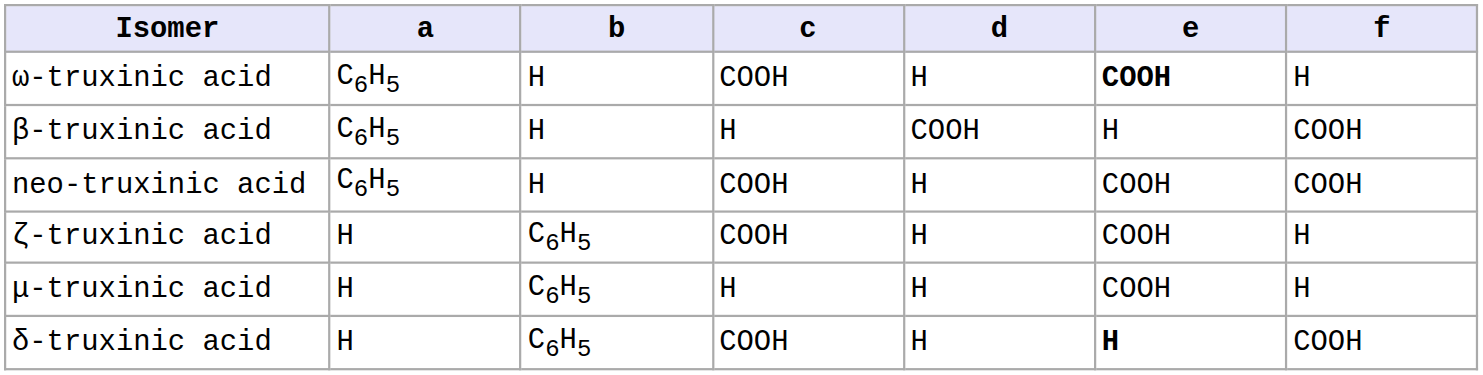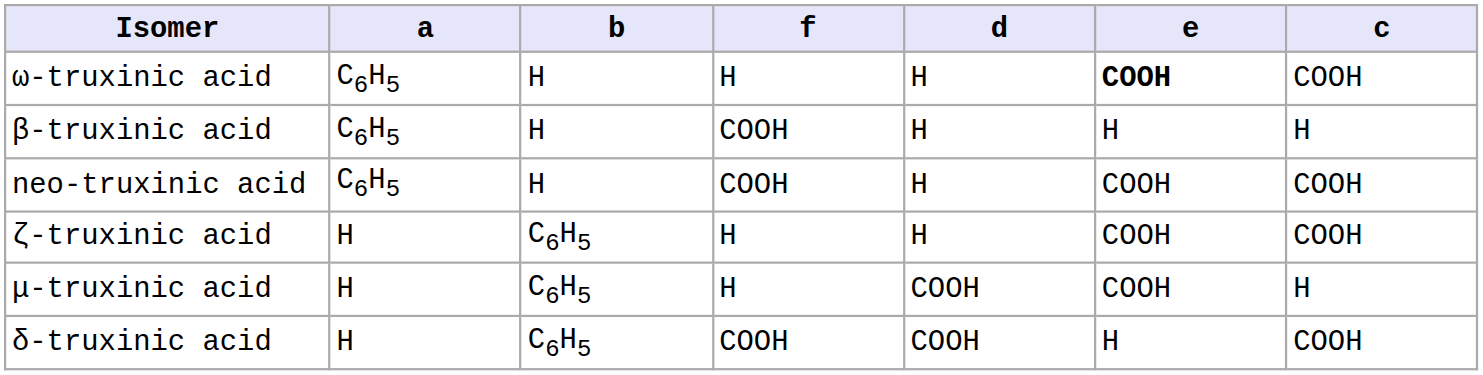columns swapped: (808, 29) <-> (1382, 29)
(945, 131) COOH -> (919, 131) H
(919, 290) H -> (945, 290) COOH
(919, 343) H -> (945, 343) COOH
(1111, 343) bold -> (1111, 343) normal
